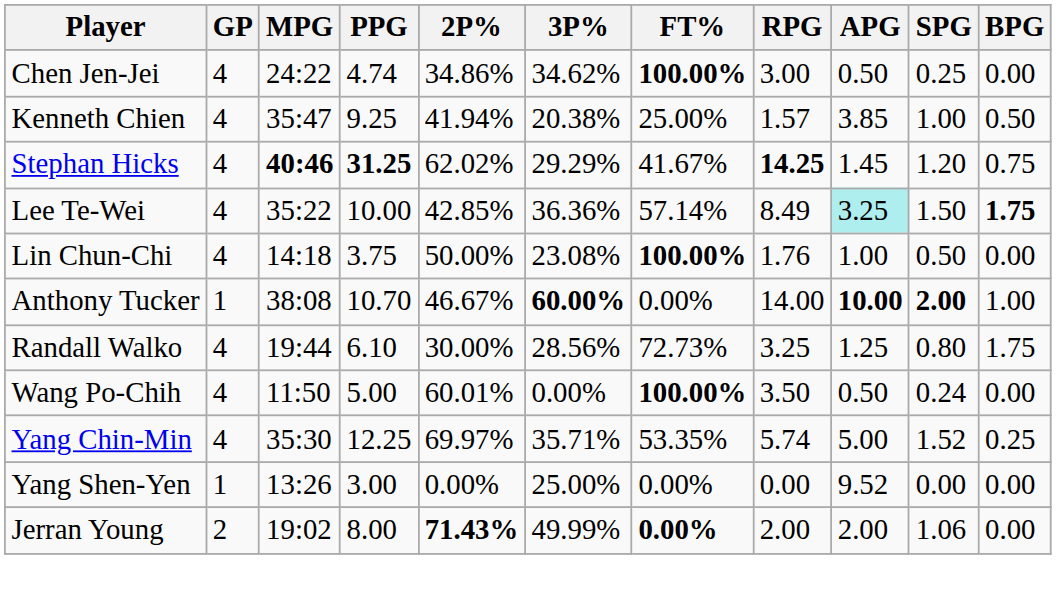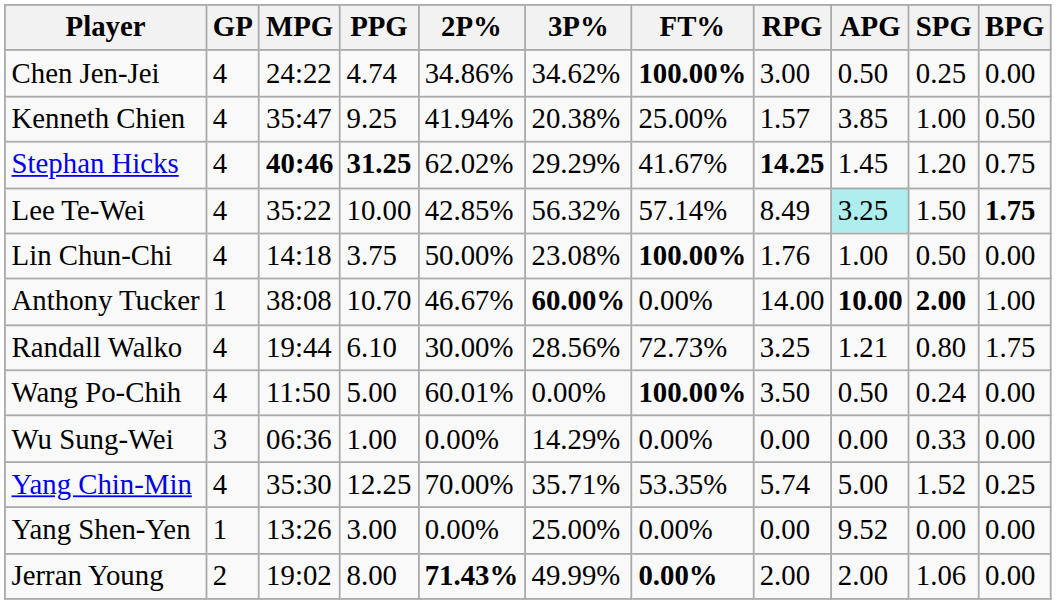(576, 210) 36.36% -> (576, 210) 56.32%
(863, 347) 1.25 -> (863, 347) 1.21
+ row: (93, 438)
(469, 438) 69.97% -> (469, 484) 70.00%
